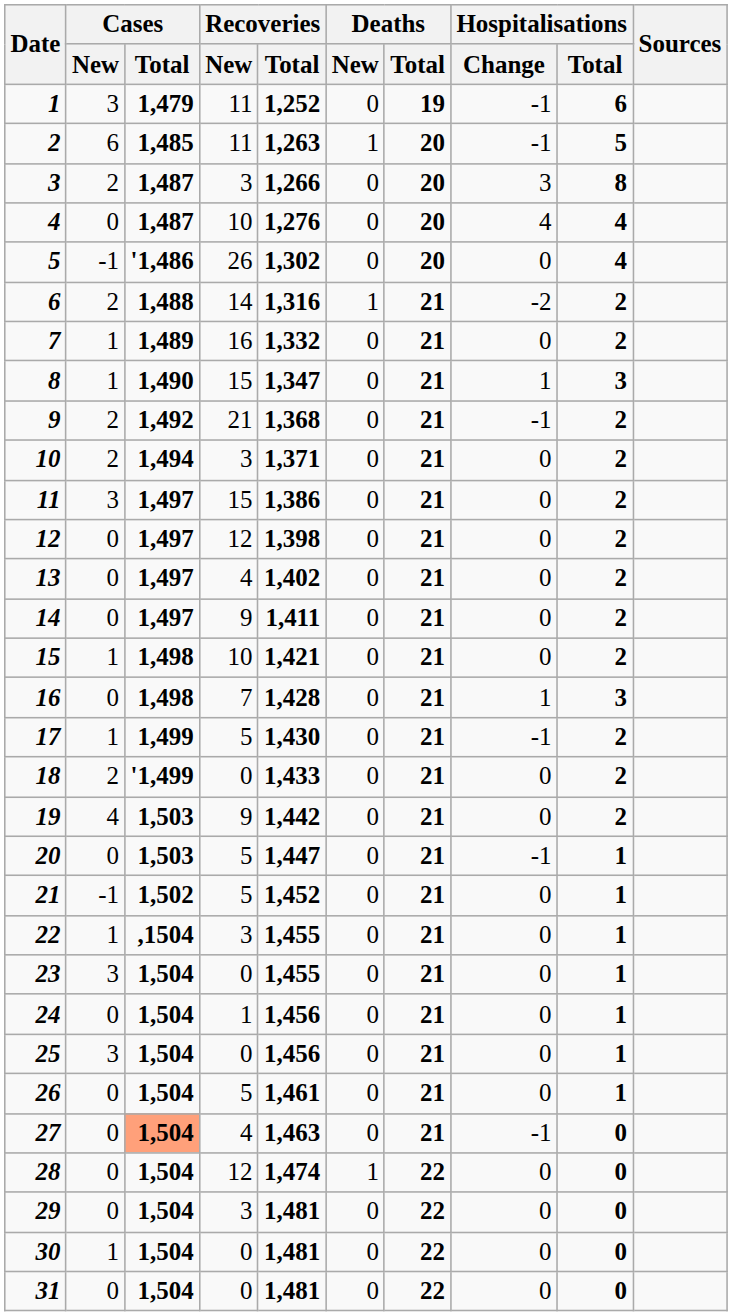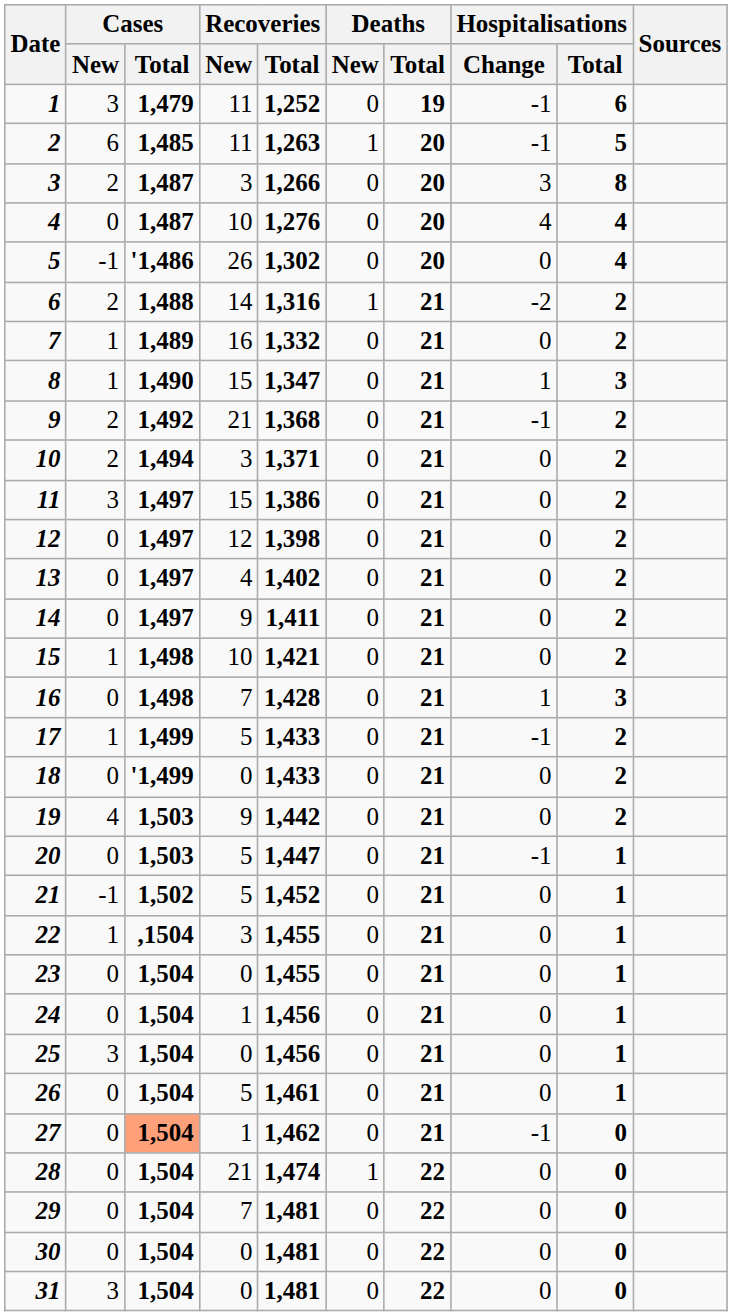(292, 736) 1,430 -> (292, 736) 1,433
(113, 776) 2 -> (113, 776) 0
(113, 974) 3 -> (113, 974) 0
(246, 1132) 4 -> (246, 1132) 1
(292, 1132) 1,463 -> (292, 1132) 1,462
(240, 1172) 12 -> (240, 1172) 21
(246, 1211) 3 -> (246, 1211) 7
(113, 1251) 1 -> (113, 1251) 0
(113, 1291) 0 -> (113, 1291) 3
